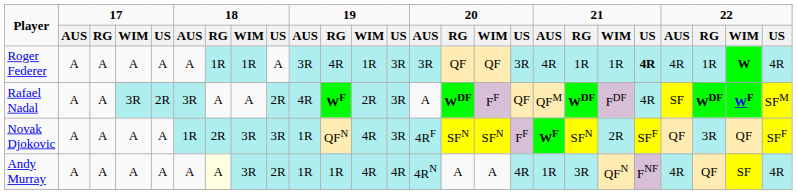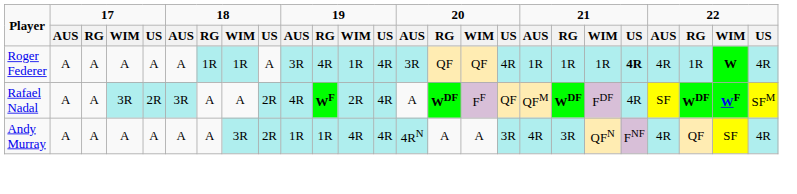(398, 63) 3R -> (385, 63) 4R
(522, 63) 3R -> (508, 63) 4R
(549, 63) 4R -> (536, 63) 1R
(398, 99) 3R -> (385, 99) 4R
- row: (31, 135)
(218, 171) lightyellow background -> (210, 135) no background
(522, 171) 4R -> (508, 135) 3R
(549, 171) 1R -> (536, 135) 4R
